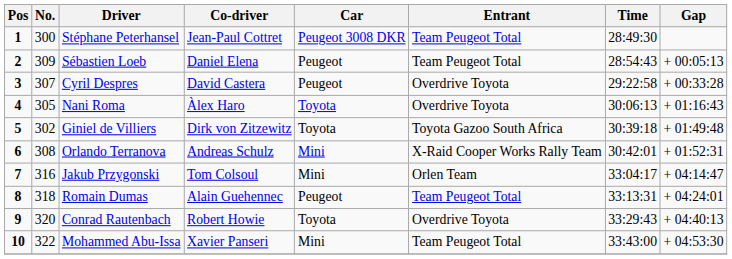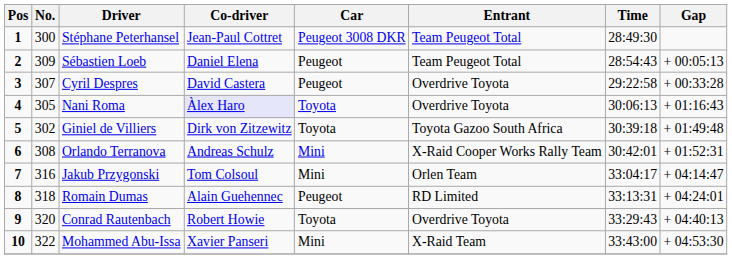(216, 106) no background -> (216, 106) lavender background
(467, 196) Team Peugeot Total -> (445, 196) RD Limited
(467, 242) Team Peugeot Total -> (449, 242) X-Raid Team
